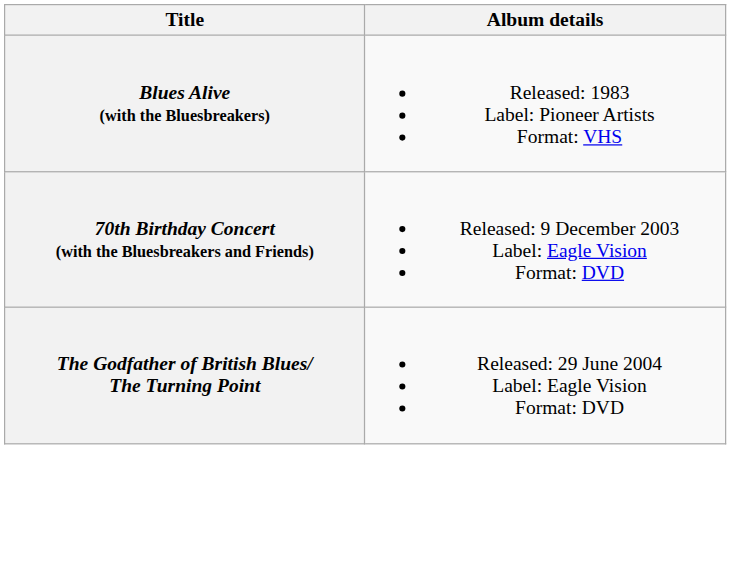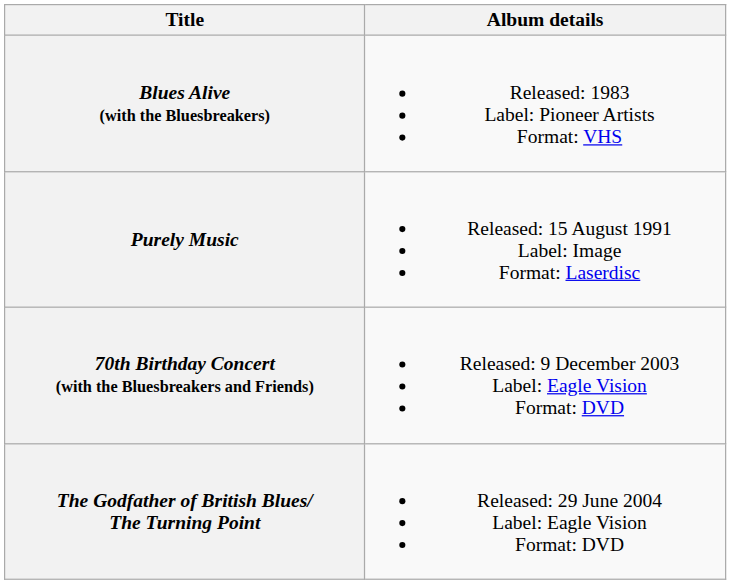+ row: (185, 239)
